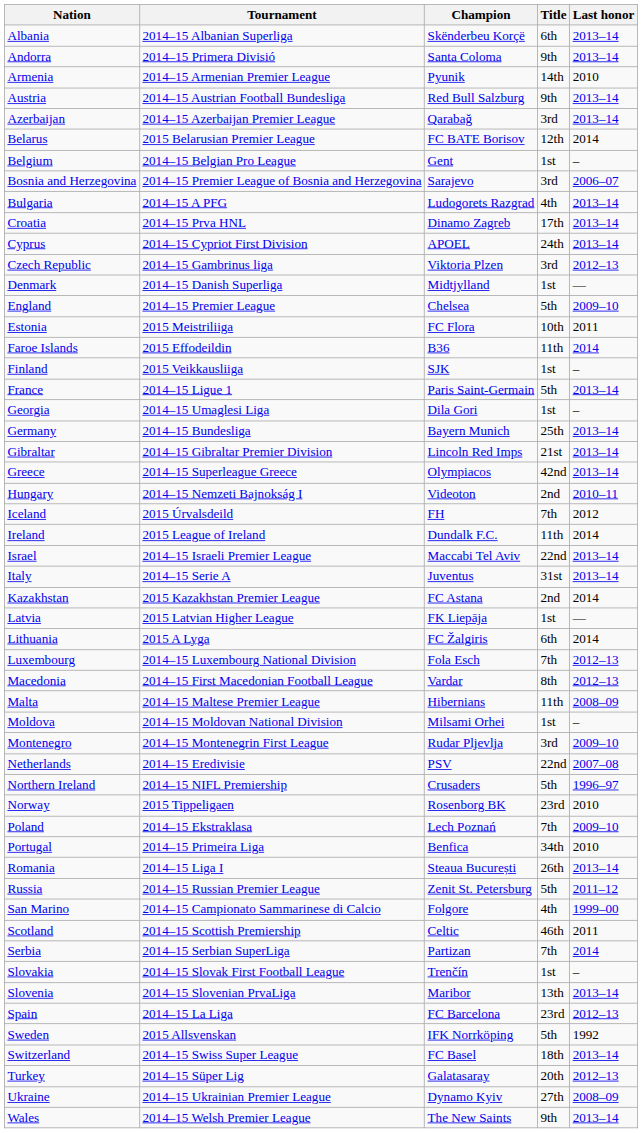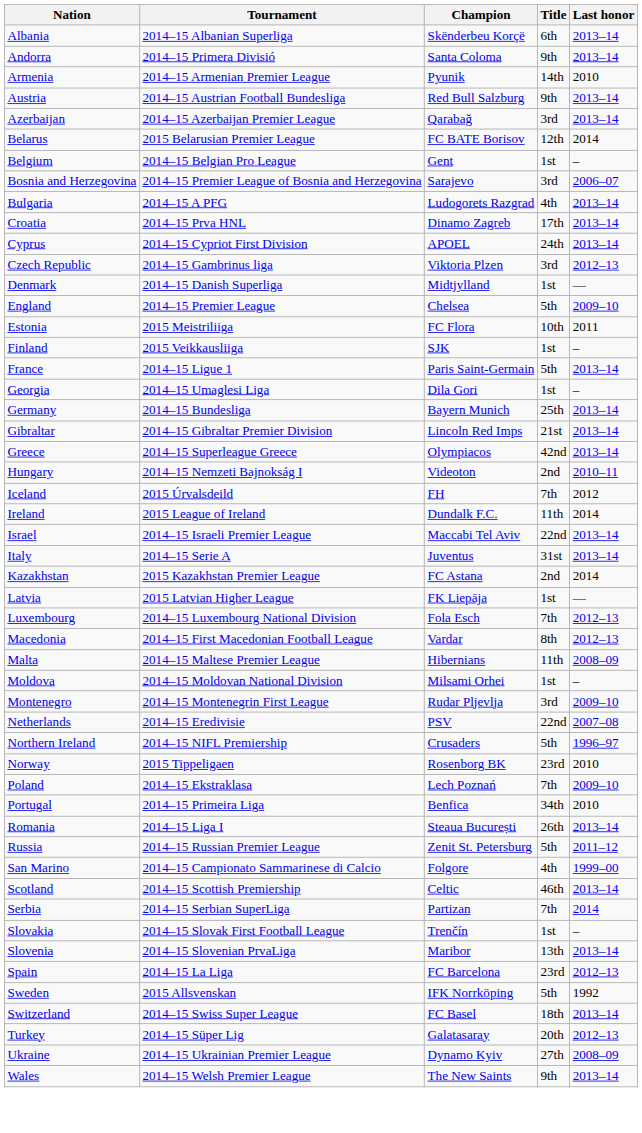- row: (43, 347)
- row: (33, 639)
(586, 930) 2011 -> (596, 888) 2013–14
